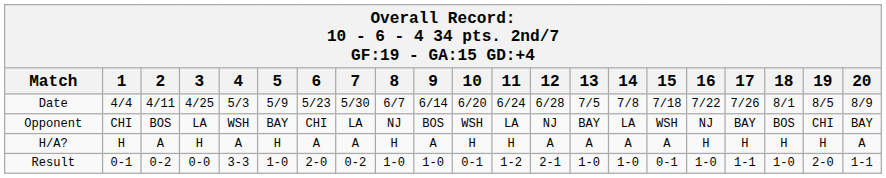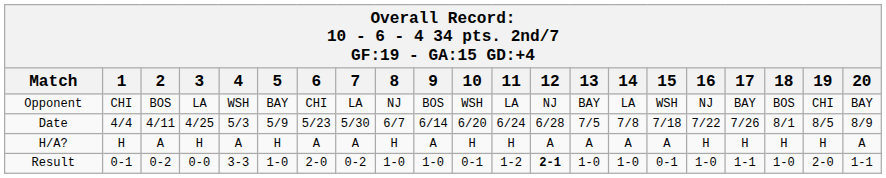rows swapped: (53, 104) <-> (53, 124)
(550, 163) normal -> (550, 163) bold
